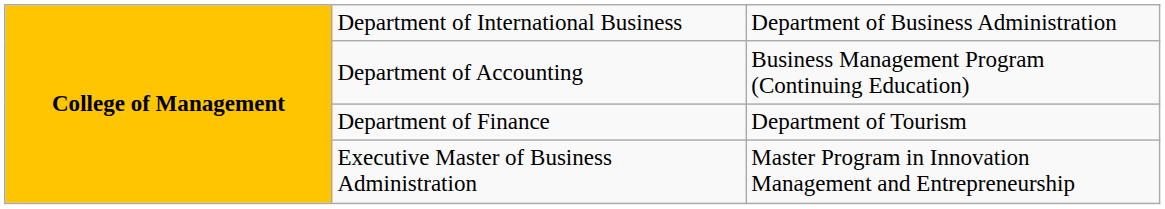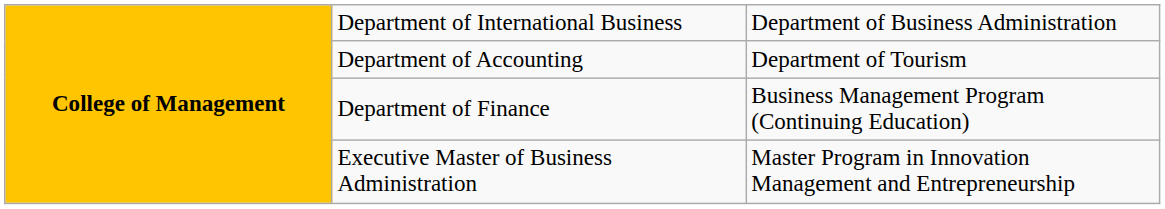(898, 72) Business Management Program (Continuing Education) -> (859, 59) Department of Tourism
(859, 121) Department of Tourism -> (898, 108) Business Management Program (Continuing Education)
